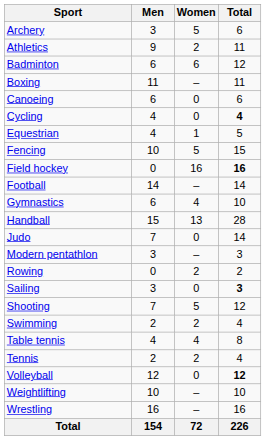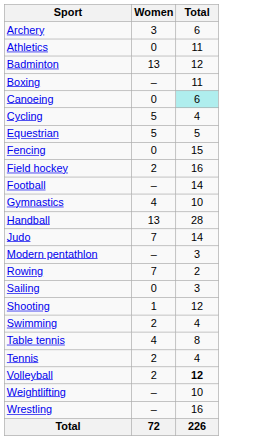- column: (153, 13)
(196, 30) 5 -> (154, 30) 3
(196, 47) 2 -> (154, 47) 0
(196, 64) 6 -> (154, 64) 13
(239, 99) no background -> (197, 99) paleturquoise background
(196, 116) 0 -> (154, 116) 5
(239, 116) bold -> (197, 116) normal
(196, 133) 1 -> (154, 133) 5
(196, 151) 5 -> (154, 151) 0
(196, 168) 16 -> (154, 168) 2
(239, 168) bold -> (197, 168) normal
(196, 237) 0 -> (154, 237) 7
(196, 271) 2 -> (154, 271) 7
(239, 289) bold -> (197, 289) normal
(196, 306) 5 -> (154, 306) 1
(196, 375) 0 -> (154, 375) 2
